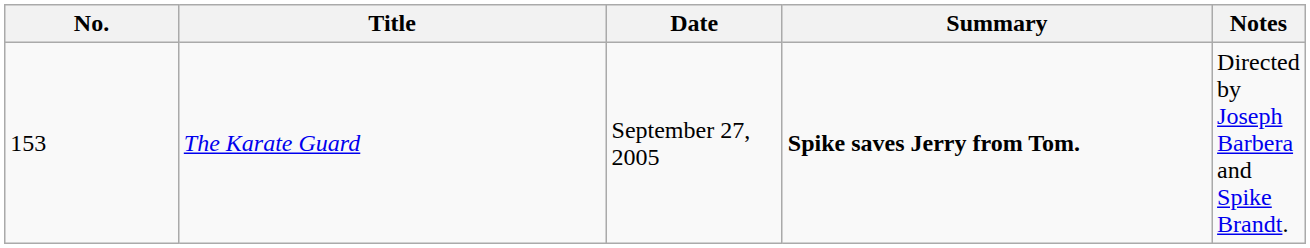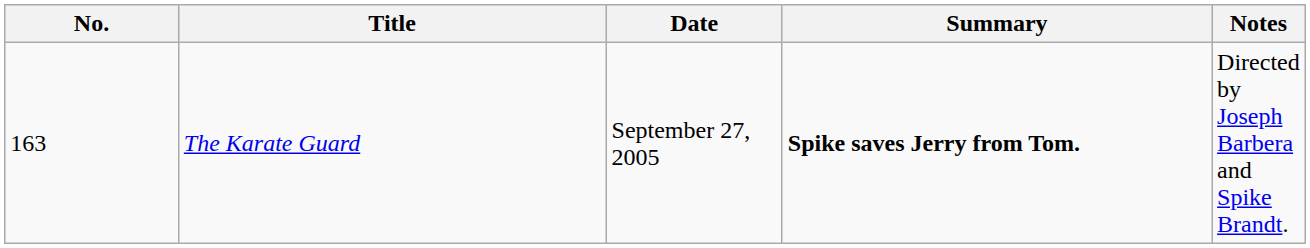(28, 142) 153 -> (28, 142) 163
